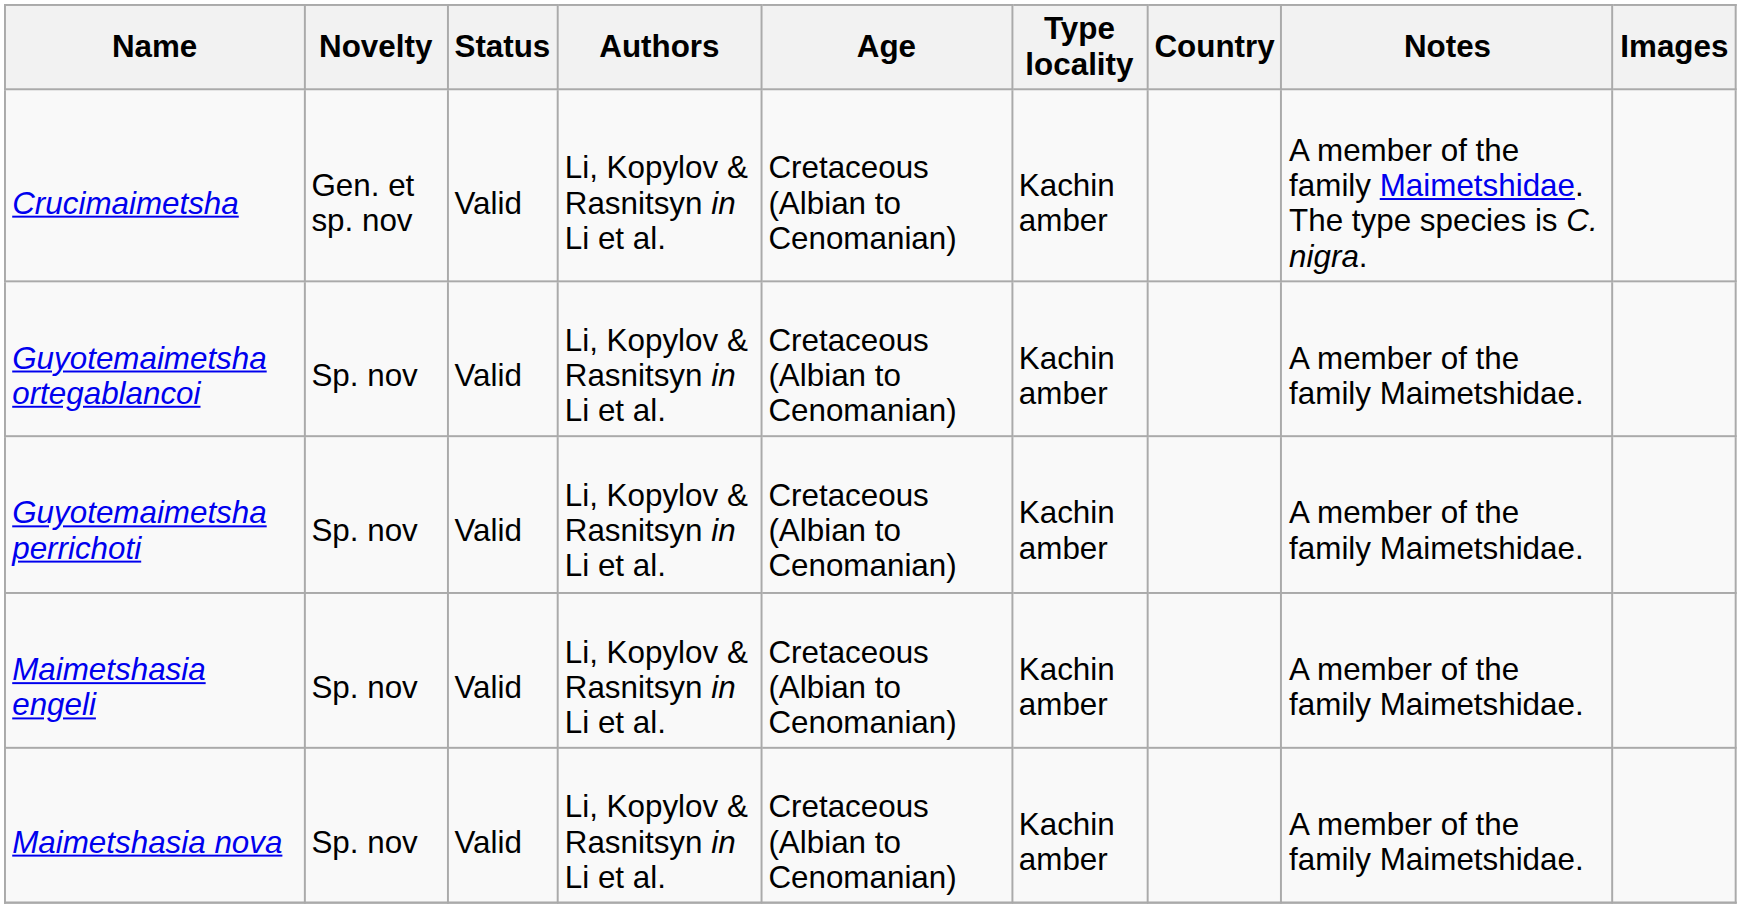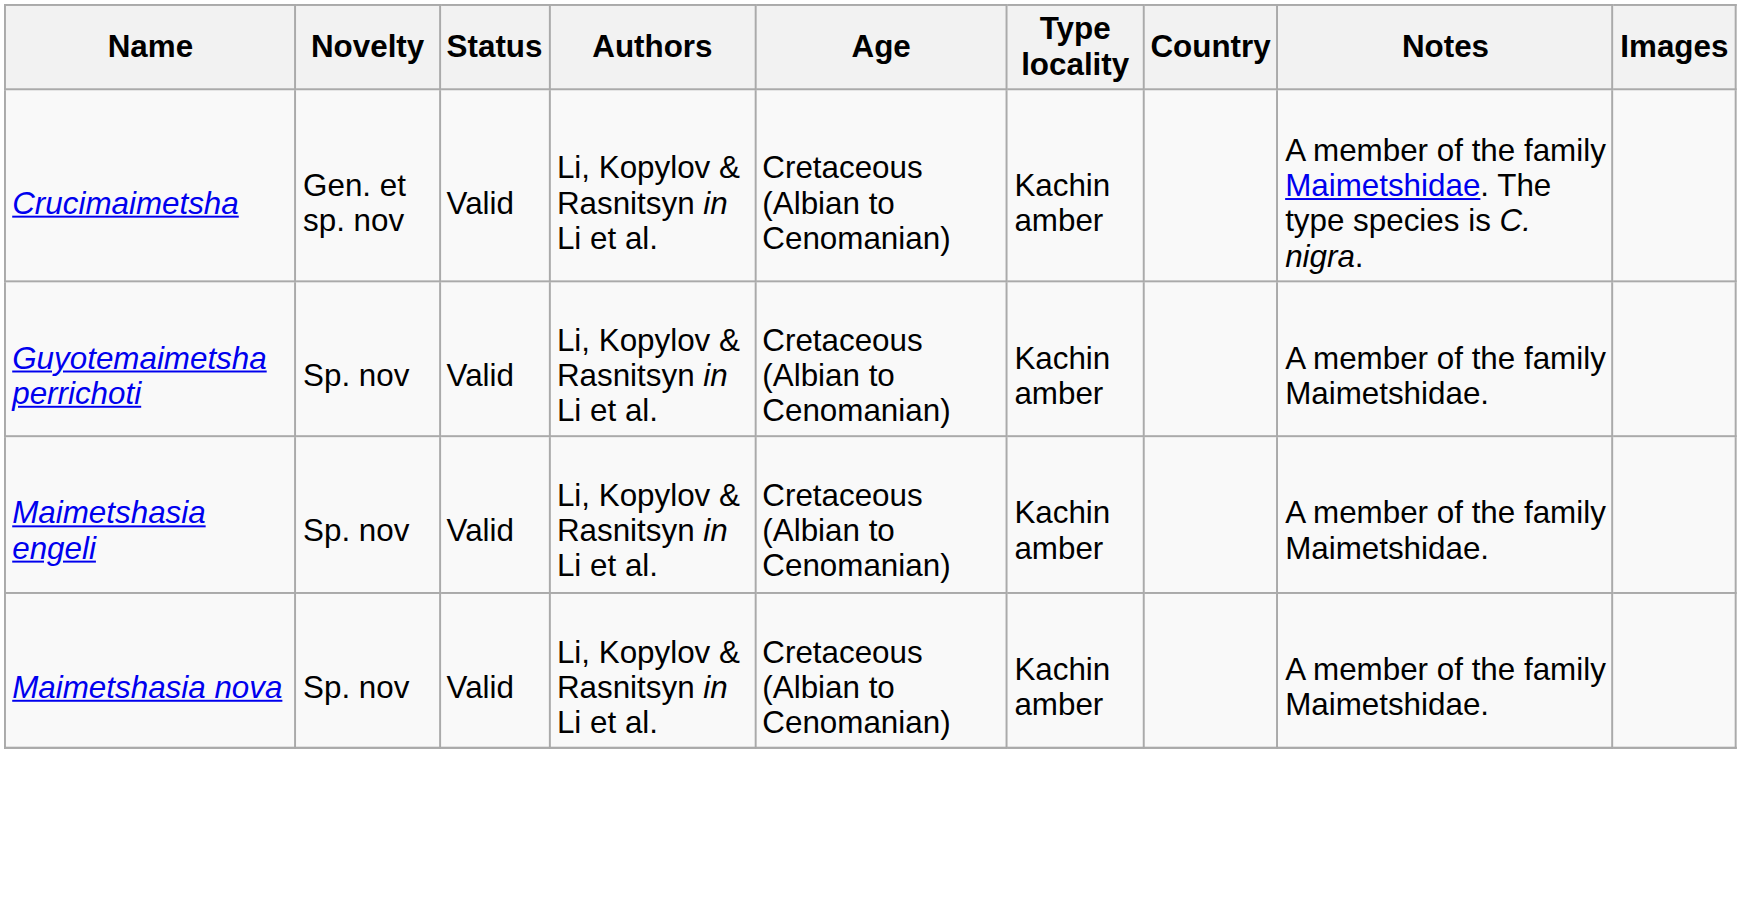- row: (139, 375)
